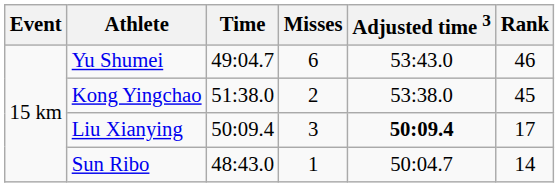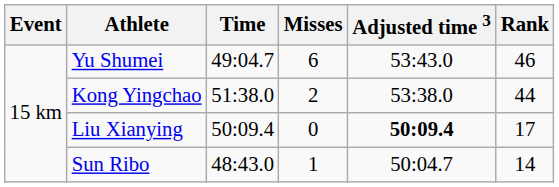(525, 95) 45 -> (525, 95) 44
(313, 130) 3 -> (313, 130) 0
